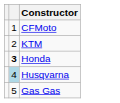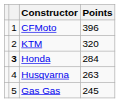+ column: (97, 12)
(14, 75) lightblue background -> (14, 75) no background
